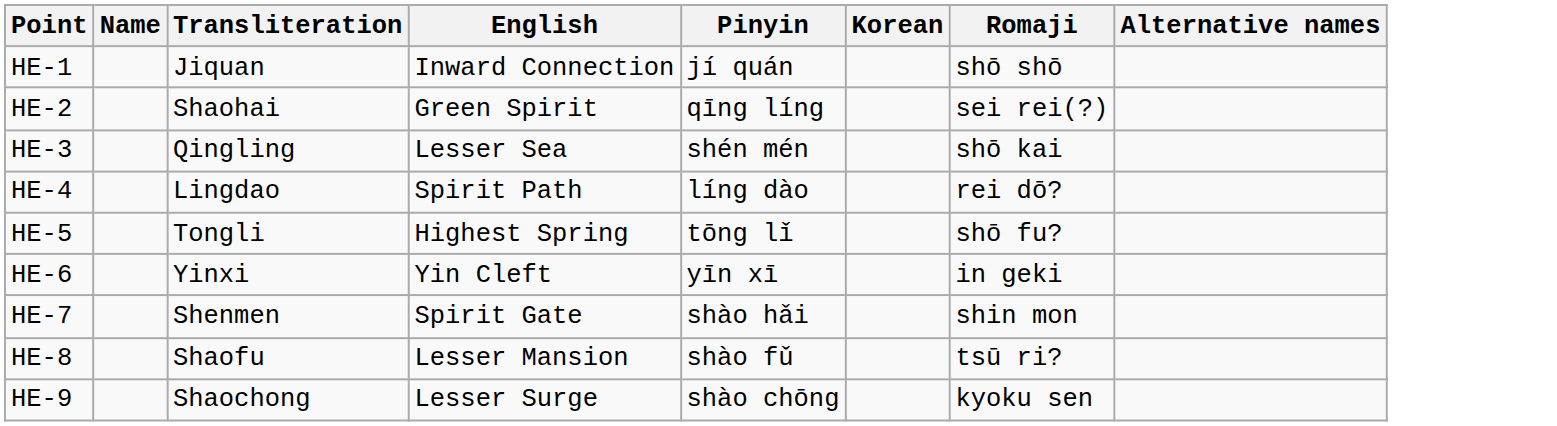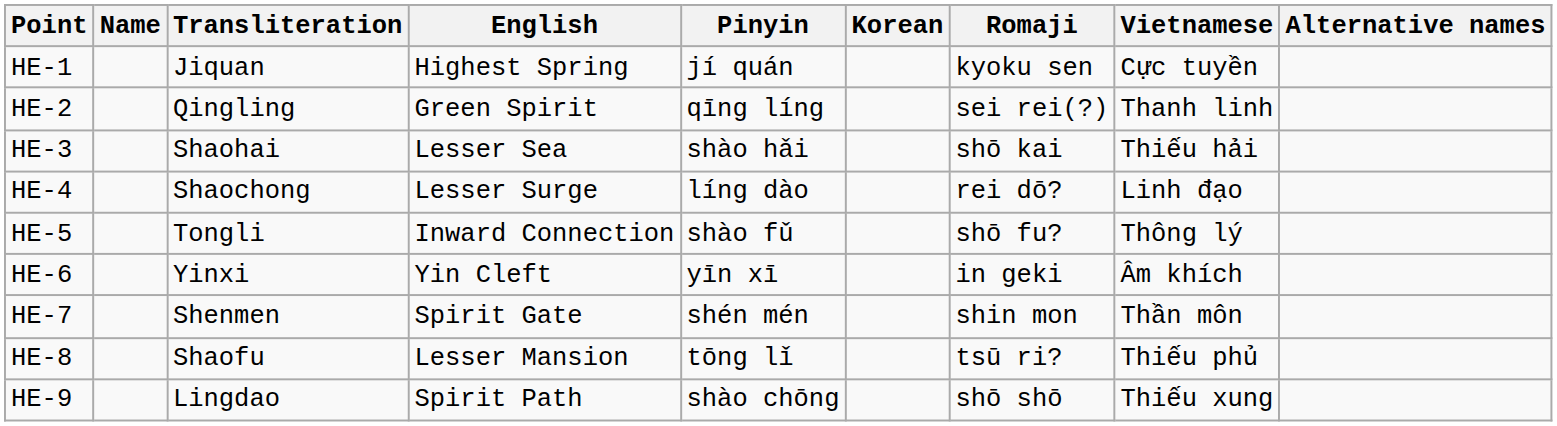+ column: (1197, 26)
(544, 67) Inward Connection -> (522, 67) Highest Spring
(1009, 67) shō shō -> (1024, 67) kyoku sen
(226, 109) Shaohai -> (234, 109) Qingling
(234, 150) Qingling -> (226, 150) Shaohai
(748, 150) shén mén -> (748, 150) shào hǎi
(226, 192) Lingdao -> (242, 192) Shaochong
(499, 192) Spirit Path -> (506, 192) Lesser Surge
(522, 233) Highest Spring -> (544, 233) Inward Connection
(740, 233) tōng lǐ -> (740, 233) shào fǔ
(748, 316) shào hǎi -> (748, 316) shén mén
(740, 358) shào fǔ -> (740, 358) tōng lǐ
(242, 399) Shaochong -> (226, 399) Lingdao
(506, 399) Lesser Surge -> (499, 399) Spirit Path
(1024, 399) kyoku sen -> (1009, 399) shō shō
